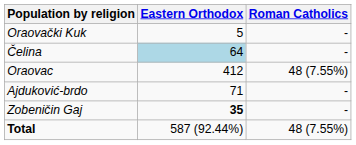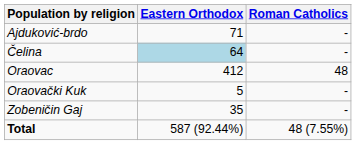rows swapped: (47, 91) <-> (47, 33)
(318, 71) 48 (7.55%) -> (341, 71) 48
(236, 110) bold -> (236, 110) normal
